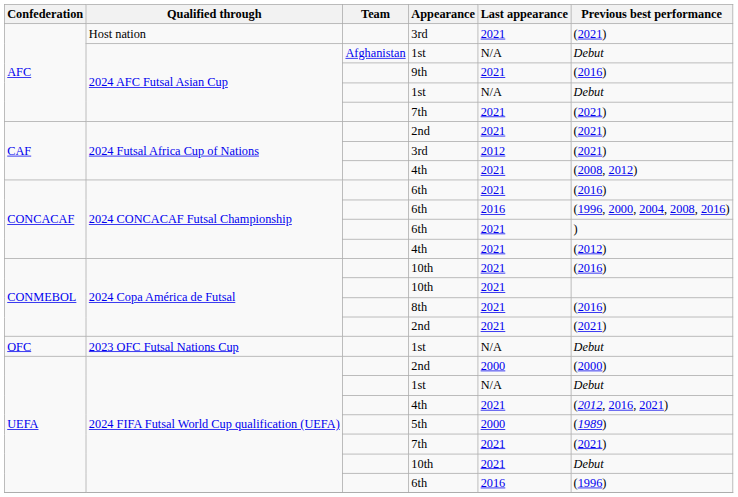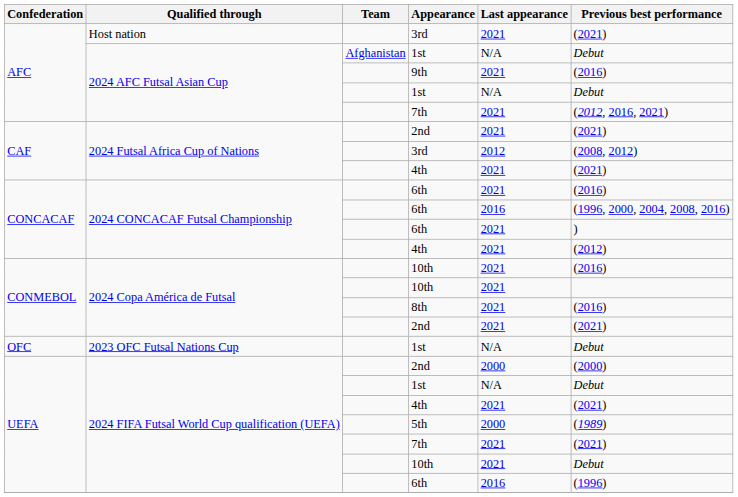(590, 111) (2021) -> (621, 111) (2012, 2016, 2021)
(590, 151) (2021) -> (605, 151) (2008, 2012)
(605, 170) (2008, 2012) -> (590, 170) (2021)
(621, 405) (2012, 2016, 2021) -> (590, 405) (2021)
